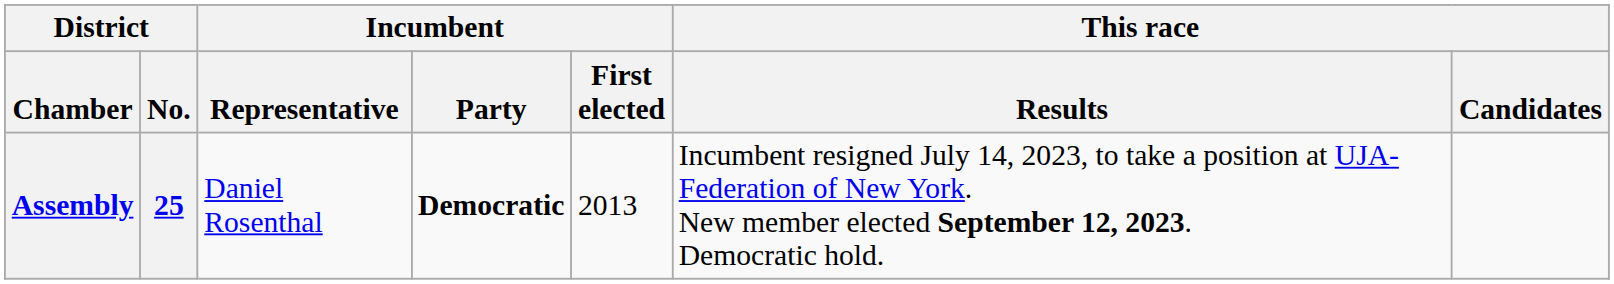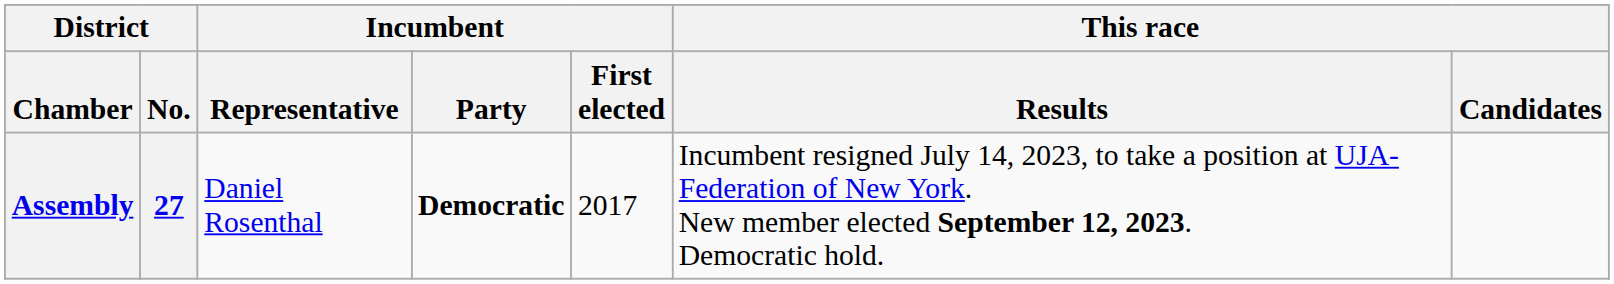(169, 205) 25 -> (169, 205) 27
(608, 205) 2013 -> (608, 205) 2017
